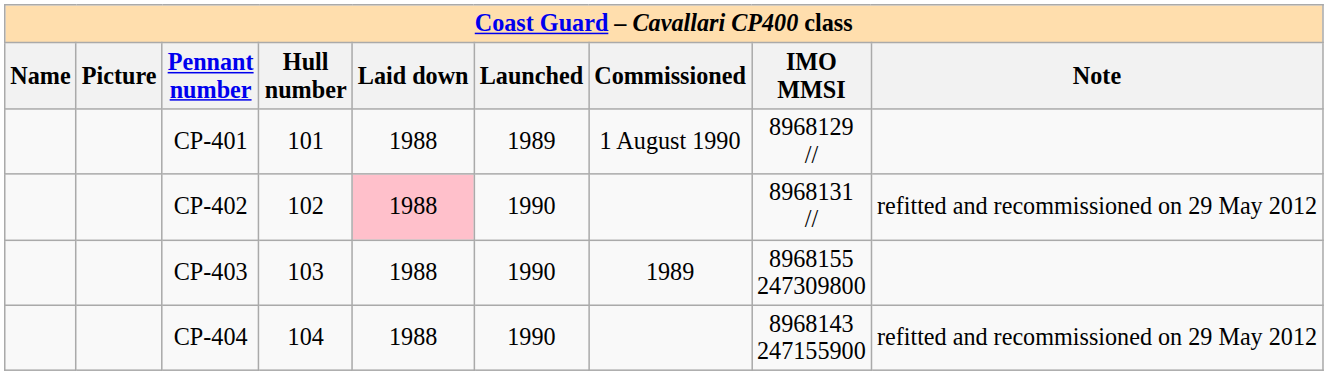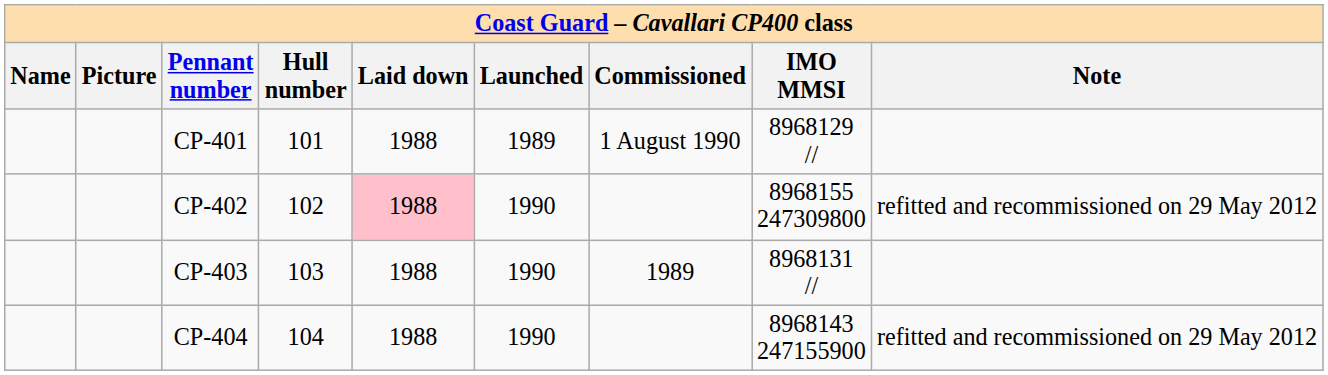(811, 206) 8968131 // -> (811, 206) 8968155 247309800
(811, 272) 8968155 247309800 -> (811, 272) 8968131 //
